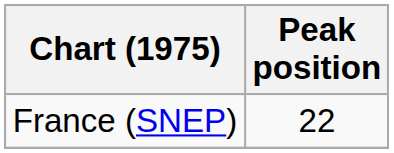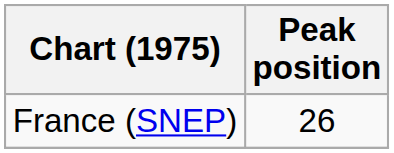(317, 120) 22 -> (317, 120) 26
